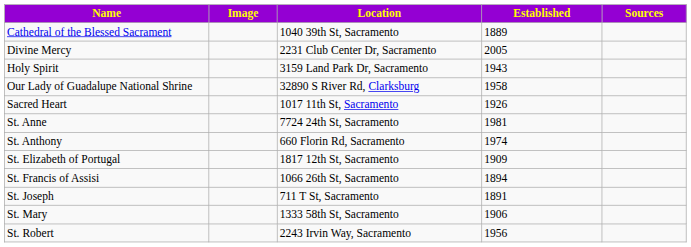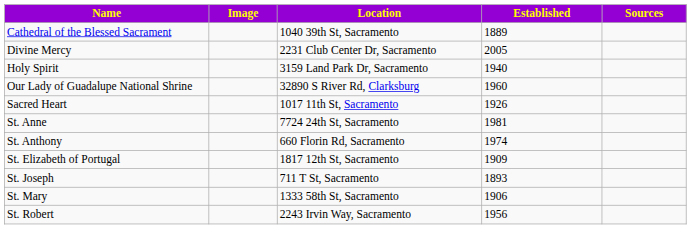(496, 68) 1943 -> (496, 68) 1940
(496, 86) 1958 -> (496, 86) 1960
- row: (53, 178)
(496, 196) 1891 -> (496, 178) 1893
